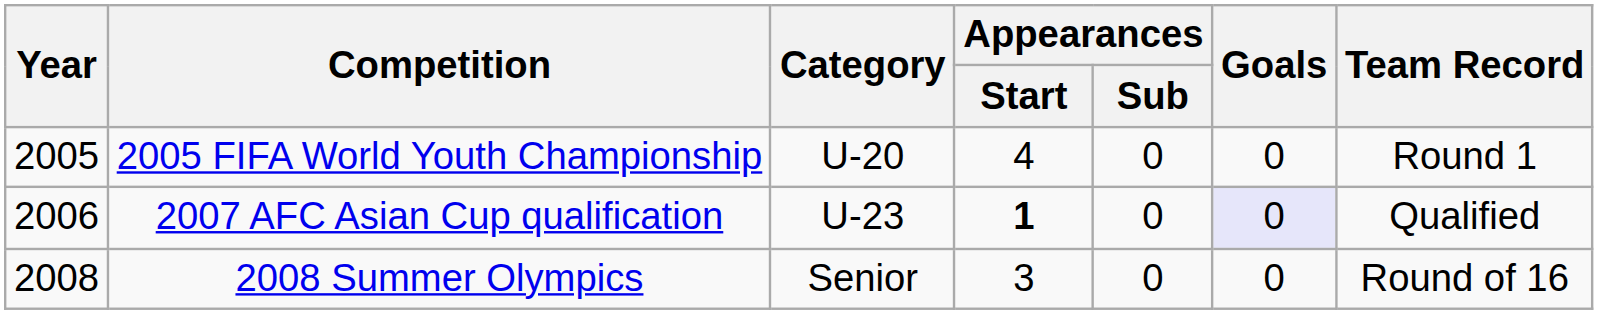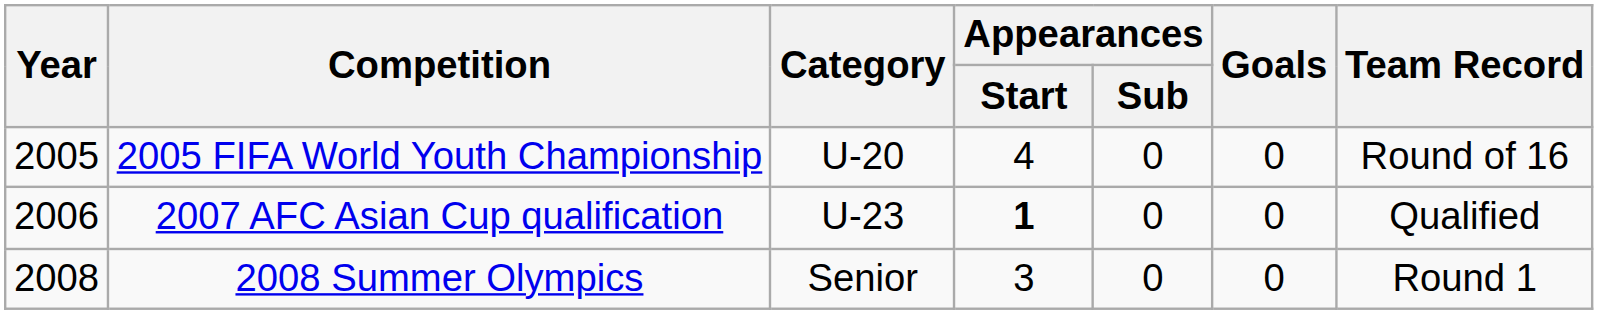(1465, 156) Round 1 -> (1465, 156) Round of 16
(1274, 216) lavender background -> (1274, 216) no background
(1465, 277) Round of 16 -> (1465, 277) Round 1
